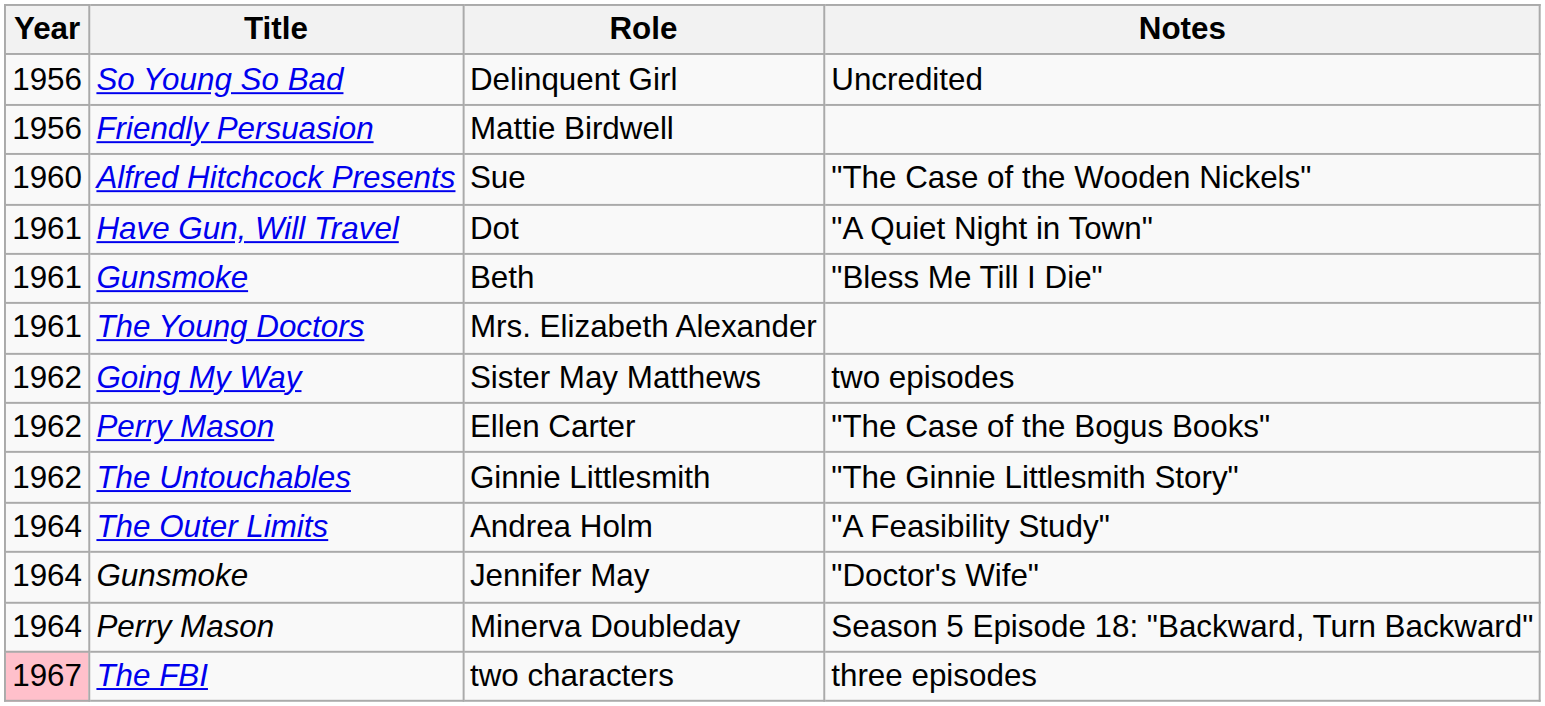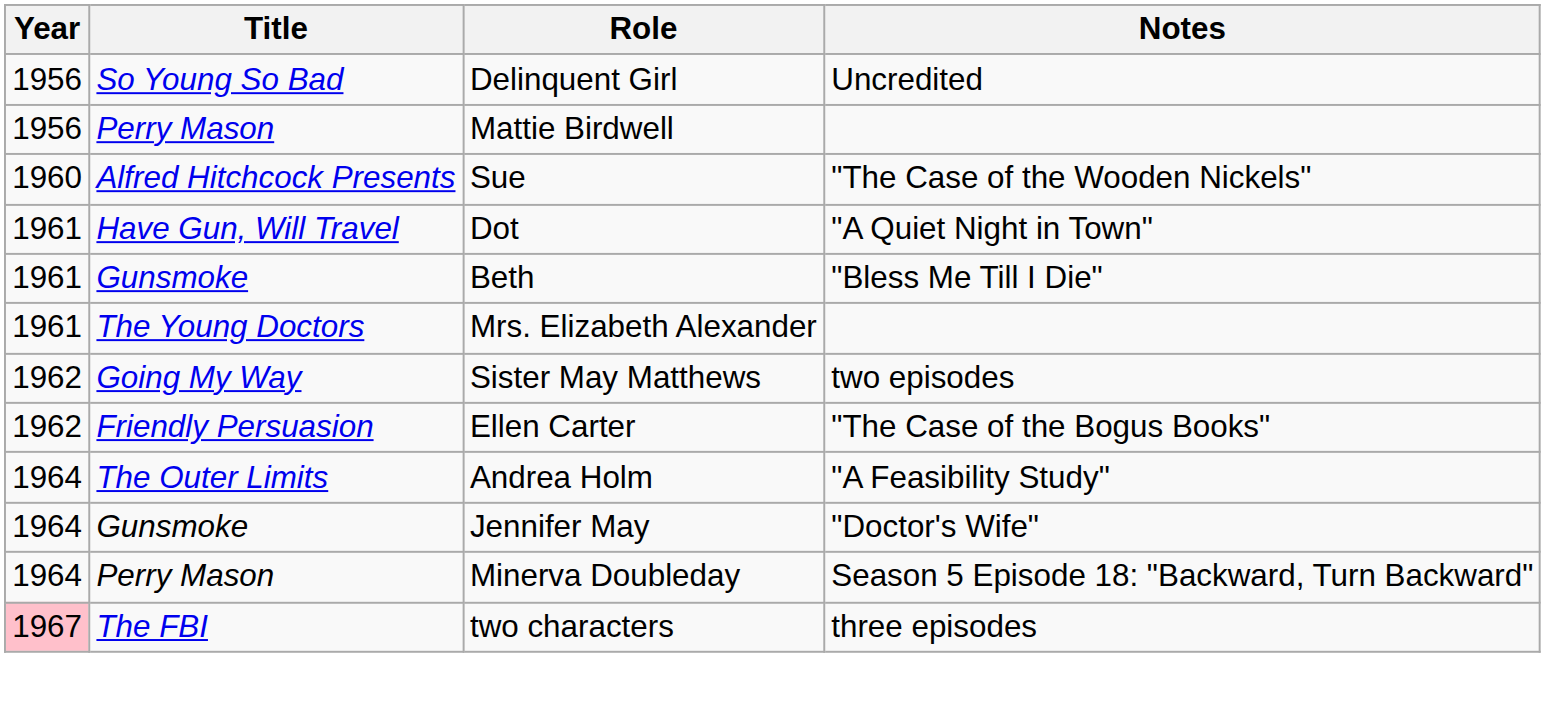(235, 128) Friendly Persuasion -> (185, 128) Perry Mason
(185, 427) Perry Mason -> (235, 427) Friendly Persuasion
- row: (590, 476)
